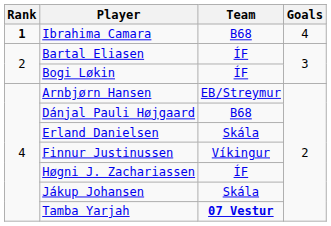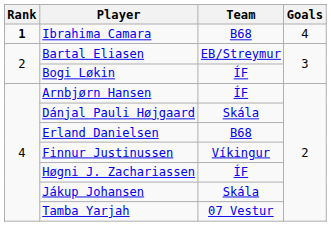(241, 54) ÍF -> (241, 54) EB/Streymur
(241, 93) EB/Streymur -> (241, 93) ÍF
(241, 113) B68 -> (241, 113) Skála
(241, 133) Skála -> (241, 133) B68
(241, 211) bold -> (241, 211) normal
